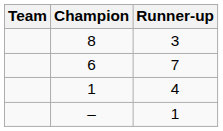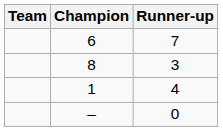rows swapped: (92, 41) <-> (92, 65)
(175, 114) 1 -> (175, 114) 0
